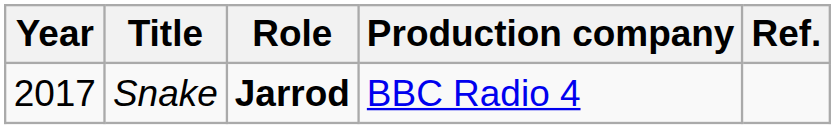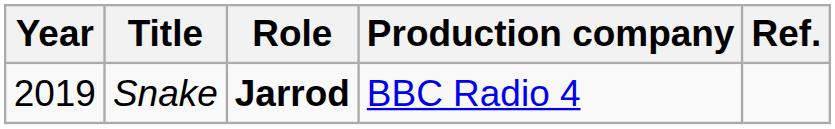(55, 92) 2017 -> (55, 92) 2019
